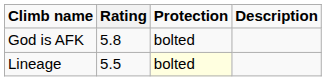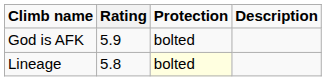(111, 40) 5.8 -> (111, 40) 5.9
(111, 64) 5.5 -> (111, 64) 5.8
